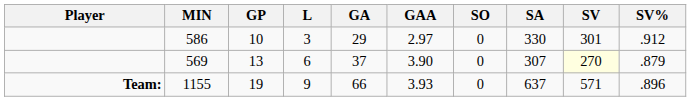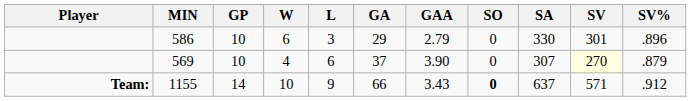+ column: (286, 15)
(420, 38) 2.97 -> (437, 38) 2.79
(653, 38) .912 -> (654, 38) .896
(256, 61) 13 -> (238, 61) 10
(256, 84) 19 -> (238, 84) 14
(420, 84) 3.93 -> (437, 84) 3.43
(480, 84) normal -> (493, 84) bold
(653, 84) .896 -> (654, 84) .912
